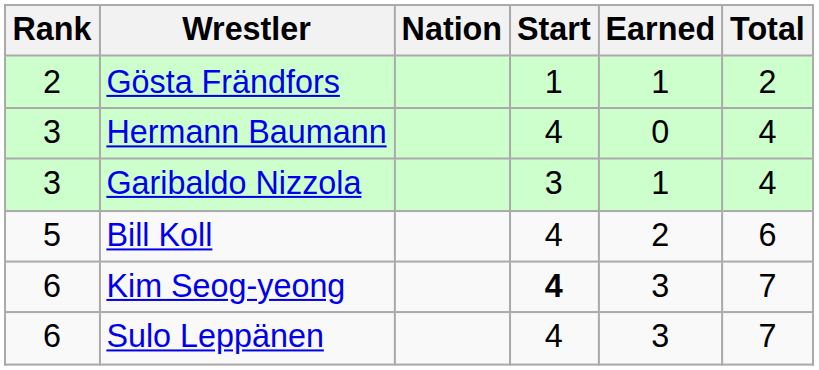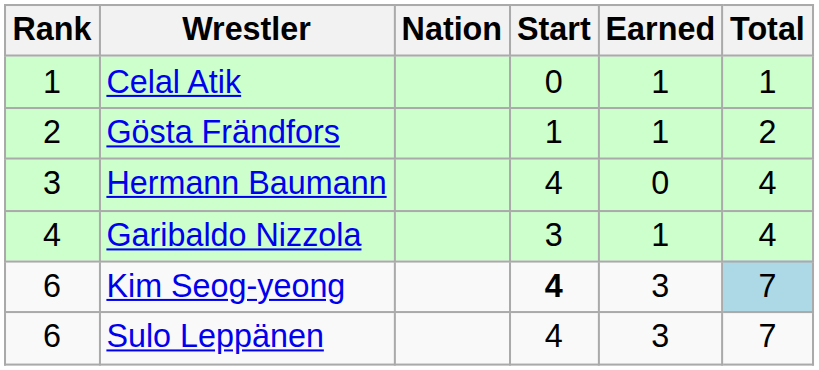+ row: (174, 81)
(52, 183) 3 -> (52, 235) 4
- row: (159, 235)
(767, 286) no background -> (767, 286) lightblue background
